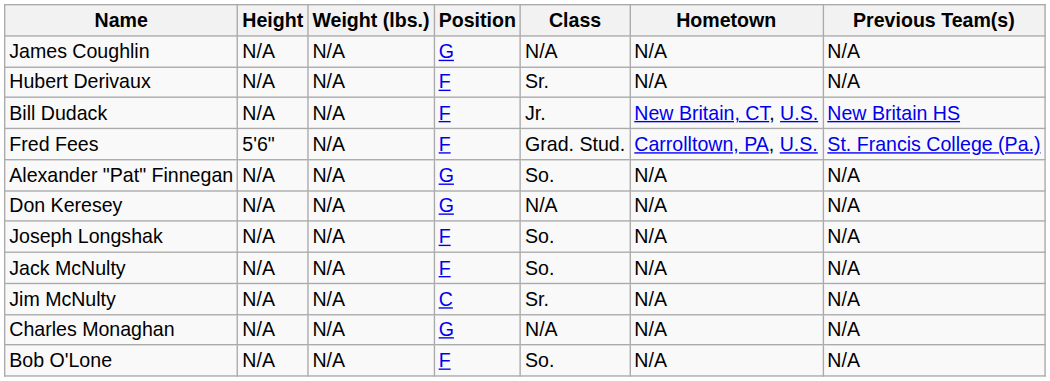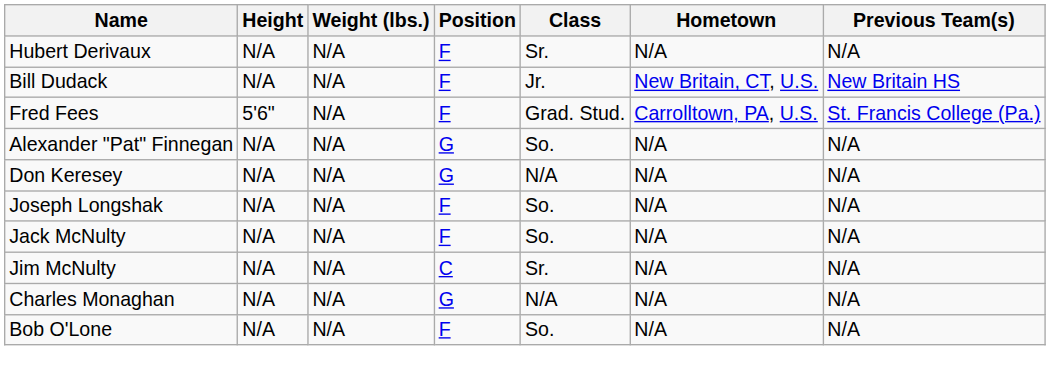- row: (79, 51)
